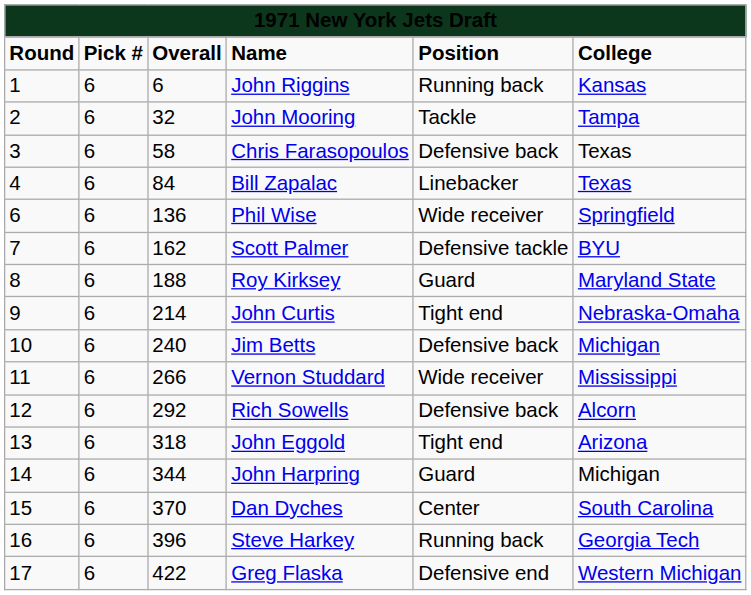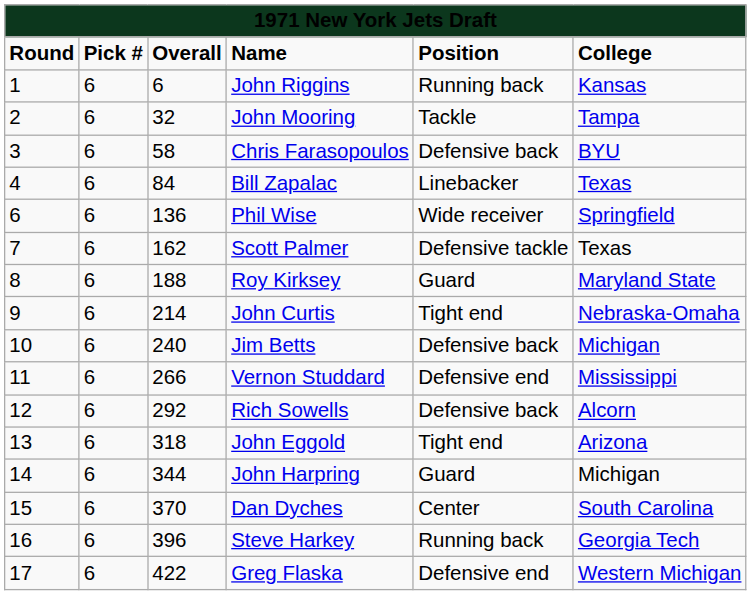(605, 150) Texas -> (599, 150) BYU
(599, 248) BYU -> (605, 248) Texas
(481, 378) Wide receiver -> (484, 378) Defensive end
